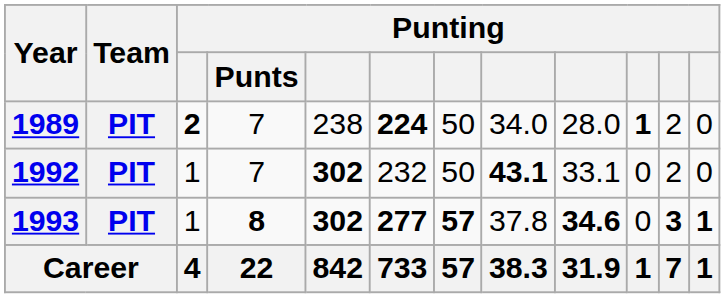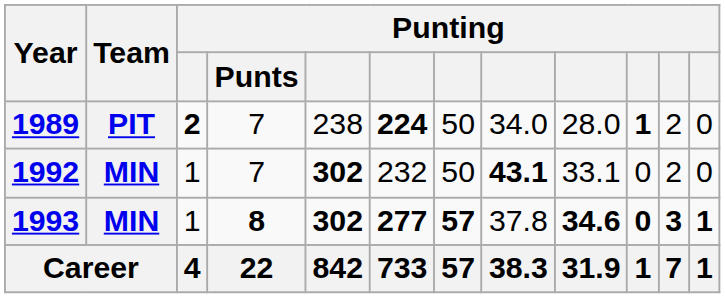(132, 172) PIT -> (132, 172) MIN
(132, 220) PIT -> (132, 220) MIN
(643, 220) normal -> (643, 220) bold
